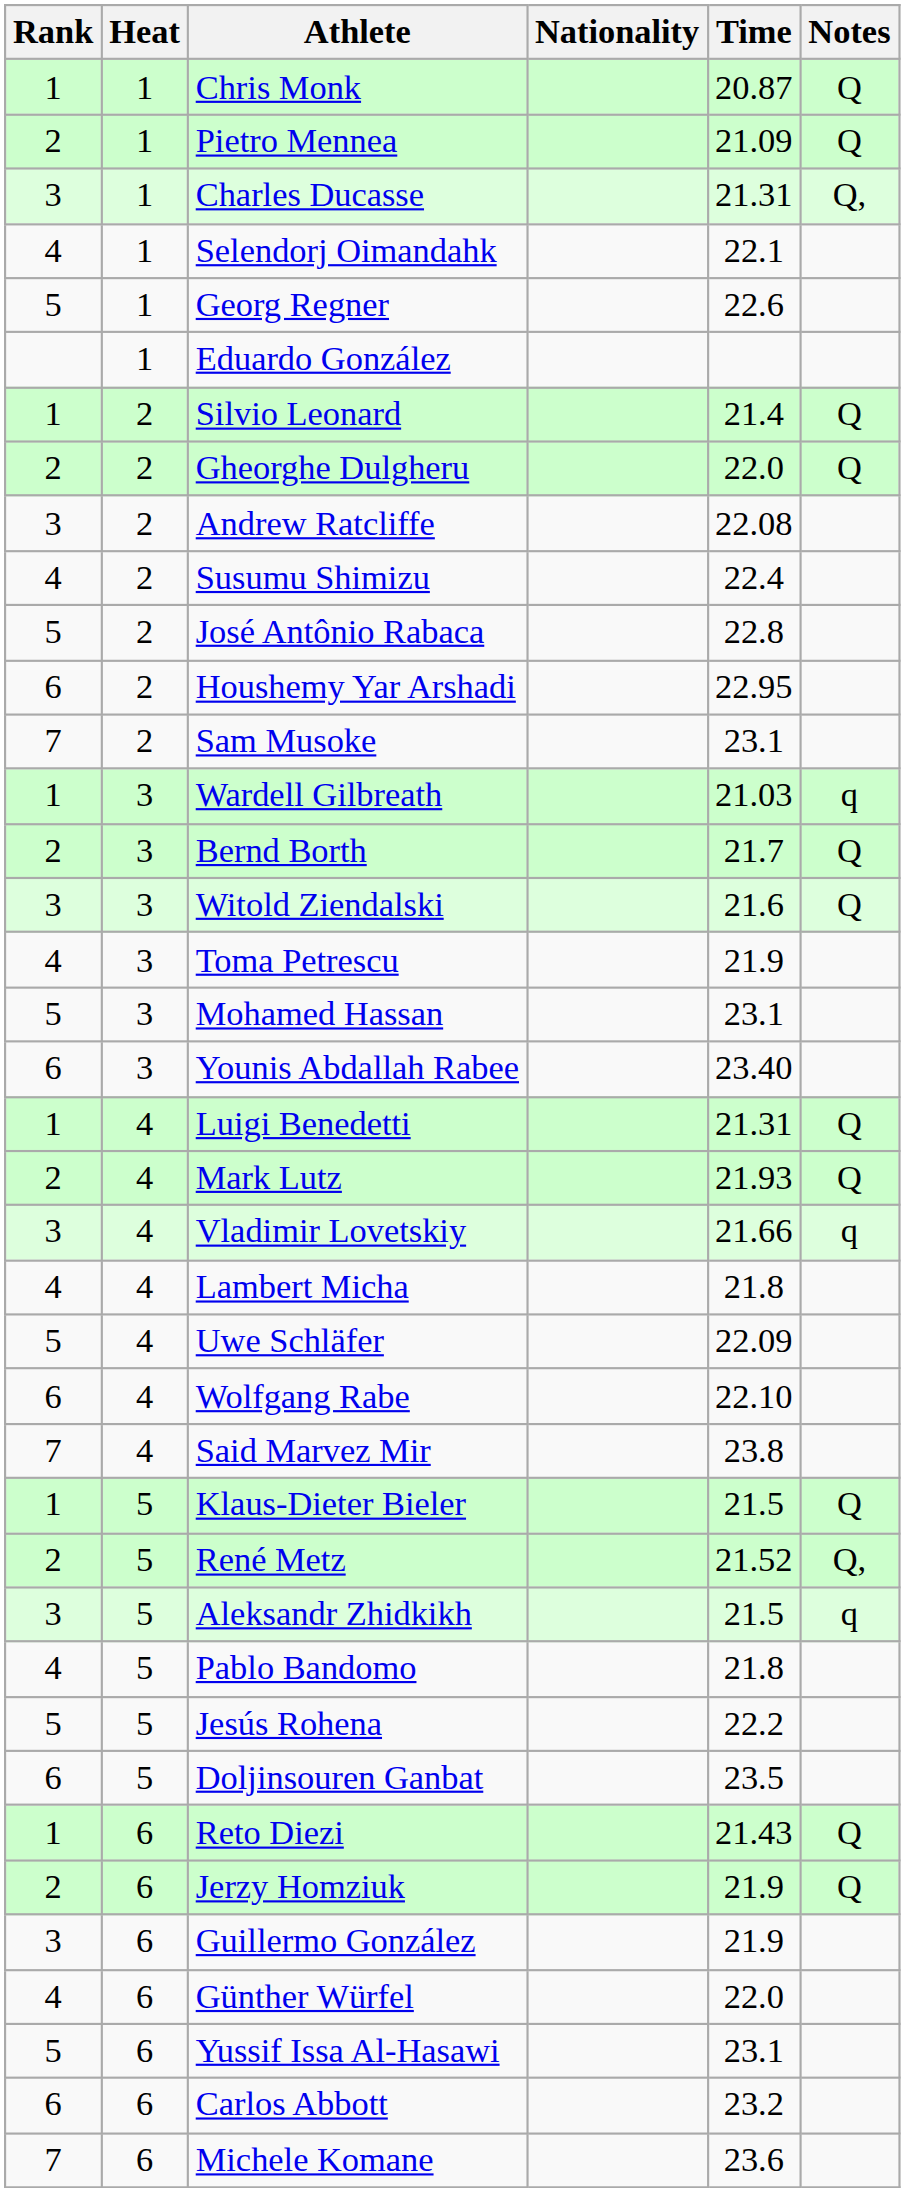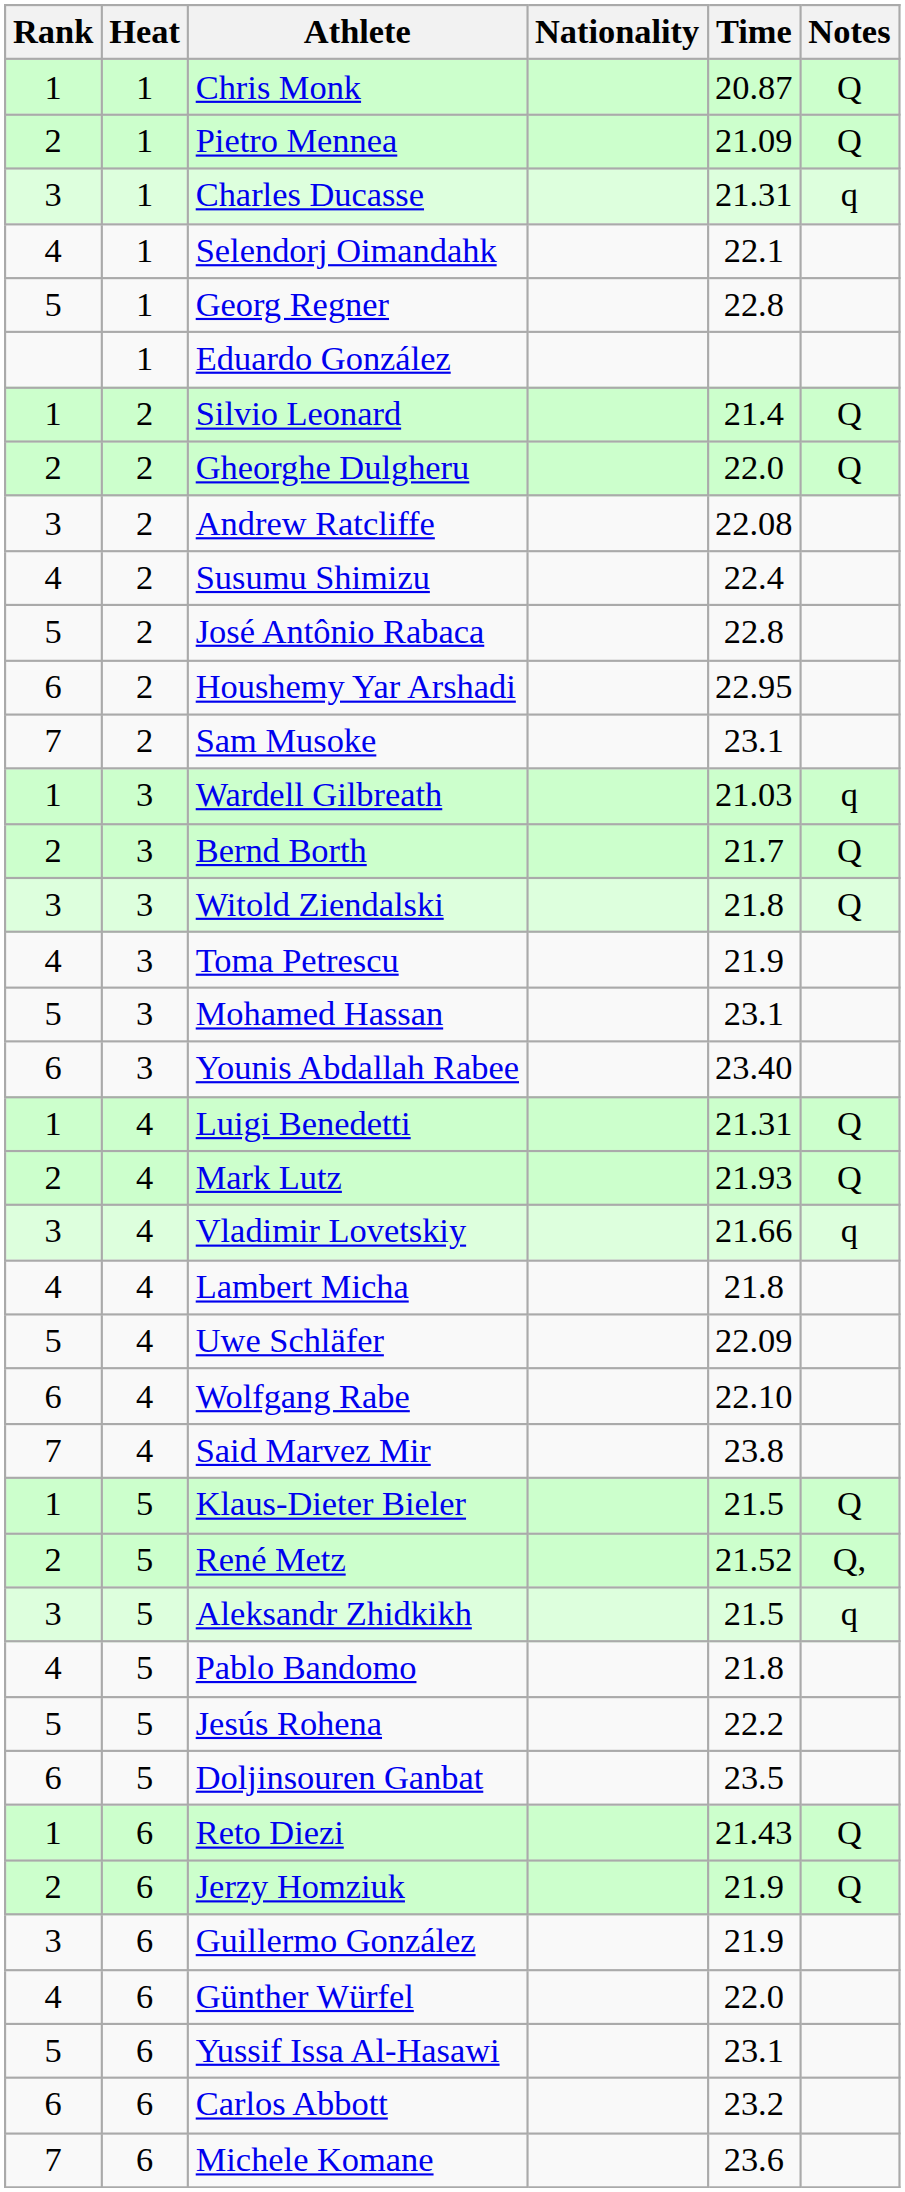(849, 195) Q, -> (849, 195) q
(754, 304) 22.6 -> (754, 304) 22.8
(754, 904) 21.6 -> (754, 904) 21.8
